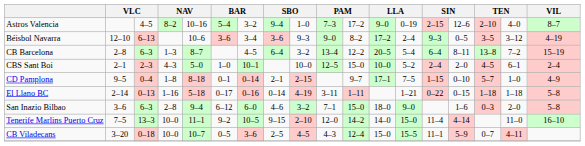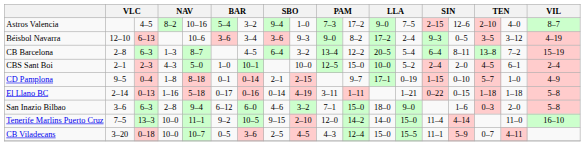(409, 24) 0–19 -> (409, 24) 7–5
(409, 79) 7–5 -> (409, 79) 0–19
